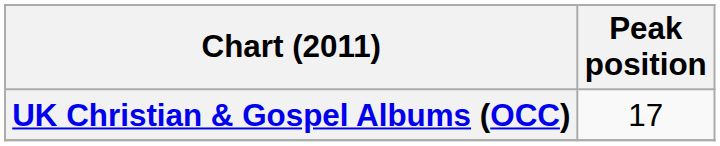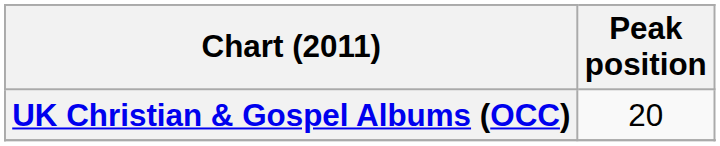(646, 114) 17 -> (646, 114) 20
